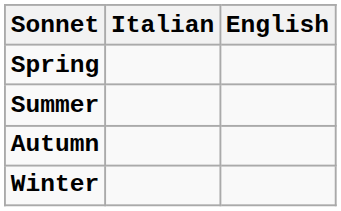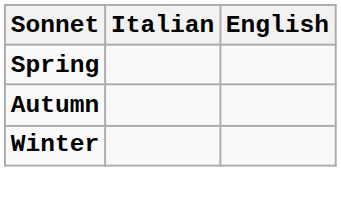- row: (55, 105)
